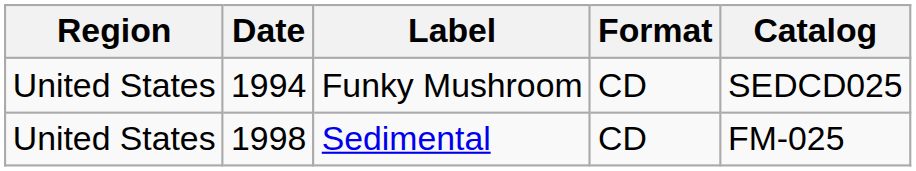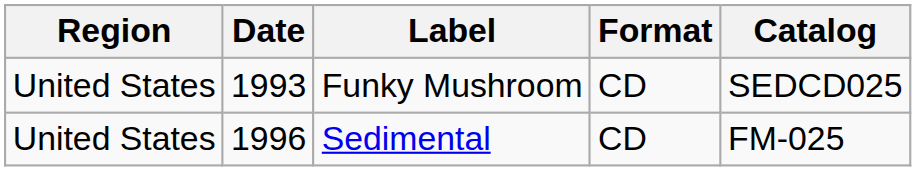(269, 84) 1994 -> (269, 84) 1993
(269, 138) 1998 -> (269, 138) 1996
